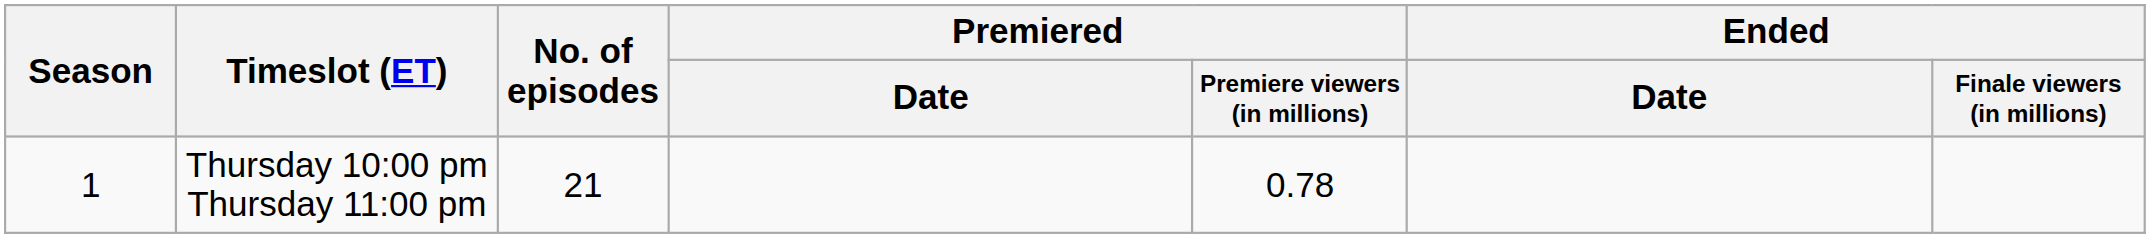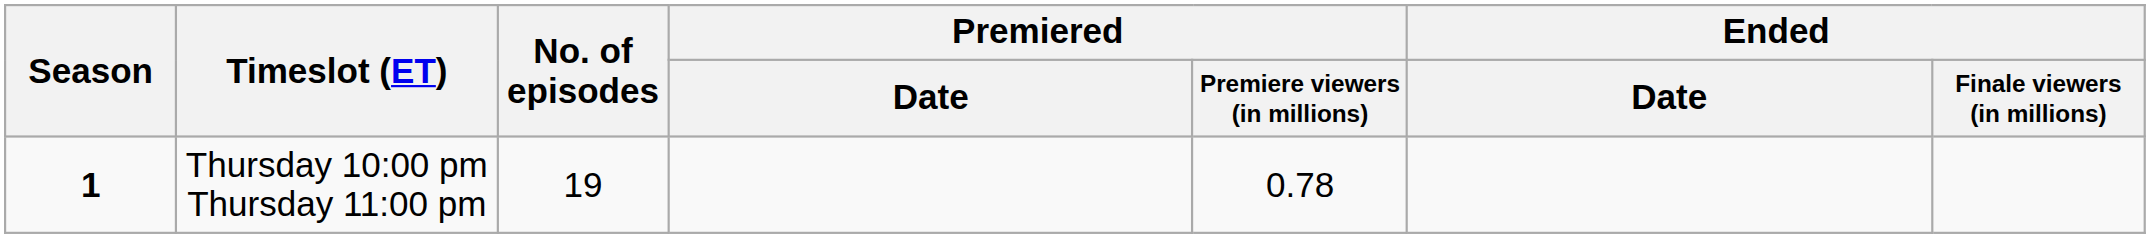(91, 184) normal -> (91, 184) bold
(583, 184) 21 -> (583, 184) 19
